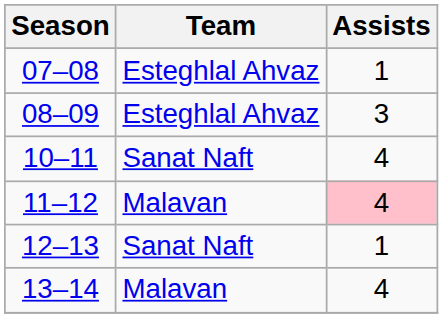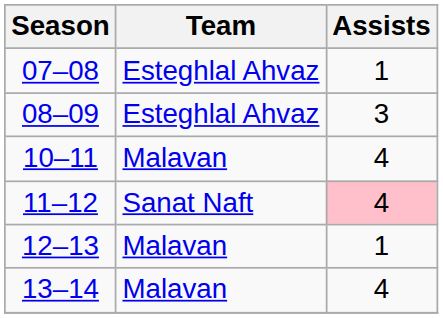(188, 158) Sanat Naft -> (175, 158) Malavan
(175, 202) Malavan -> (188, 202) Sanat Naft
(188, 245) Sanat Naft -> (175, 245) Malavan
